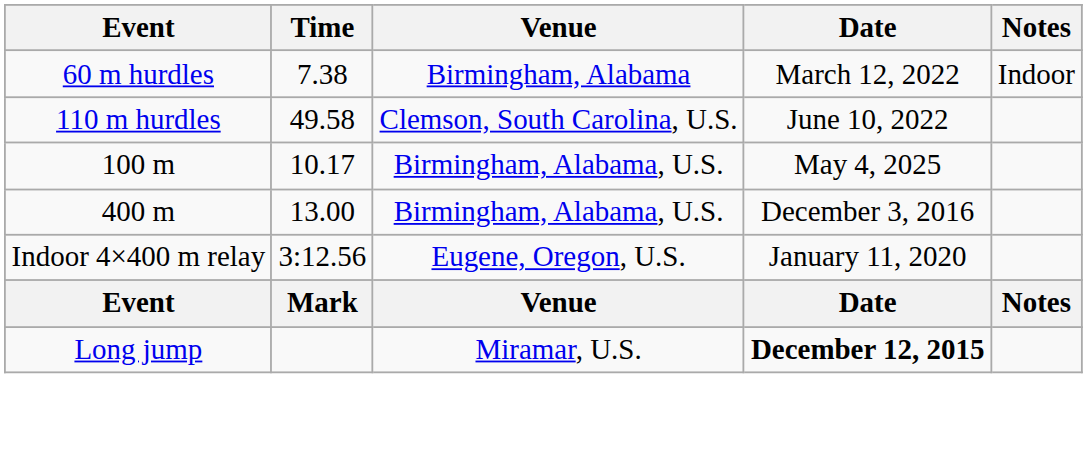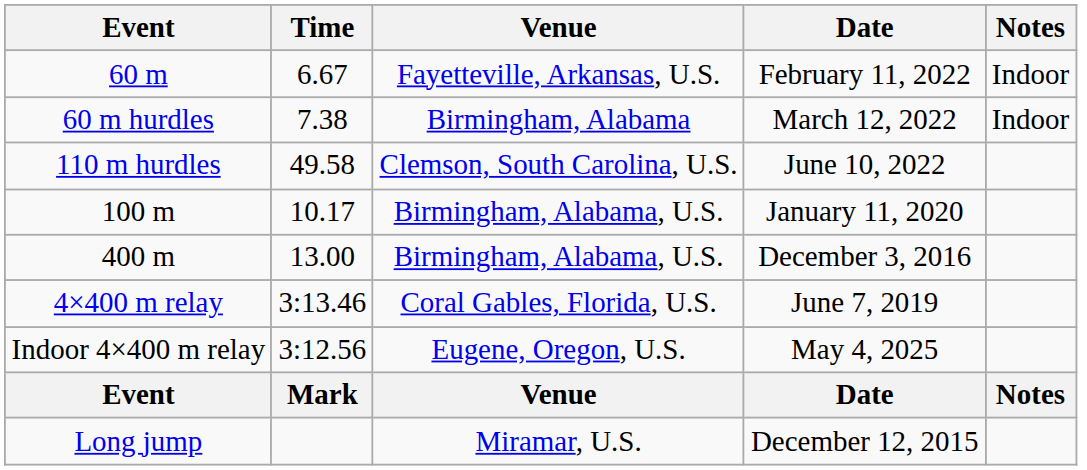+ row: (138, 73)
(868, 165) May 4, 2025 -> (865, 211) January 11, 2020
+ row: (138, 303)
(868, 257) January 11, 2020 -> (865, 348) May 4, 2025
(868, 348) bold -> (865, 440) normal
